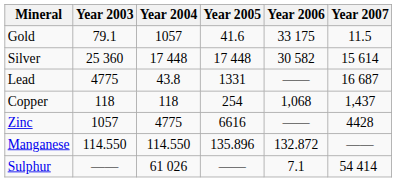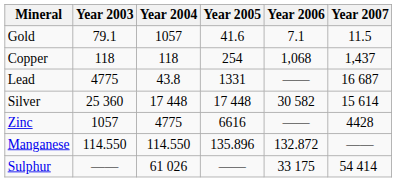(296, 36) 33 175 -> (296, 36) 7.1
rows swapped: (24, 58) <-> (28, 101)
(296, 166) 7.1 -> (296, 166) 33 175
